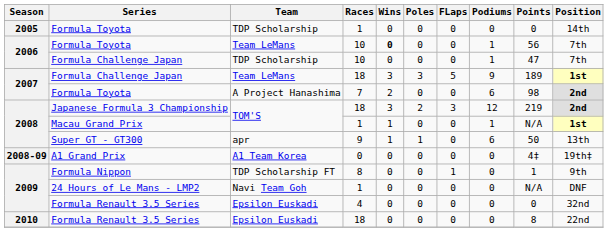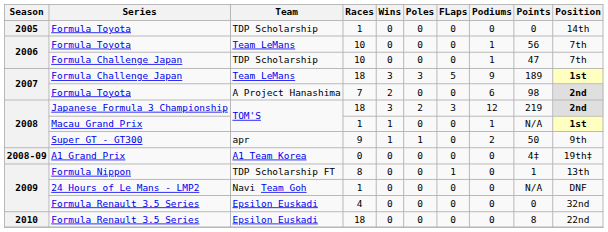(390, 44) bold -> (390, 44) normal
(492, 139) 6 -> (492, 139) 2
(578, 139) 13th -> (578, 139) 9th
(578, 171) 9th -> (578, 171) 13th
